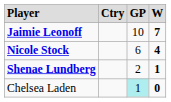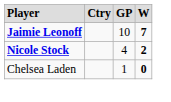(138, 50) 6 -> (124, 50) 4
(157, 50) 4 -> (144, 50) 2
- row: (51, 69)
(138, 87) paleturquoise background -> (124, 69) no background
